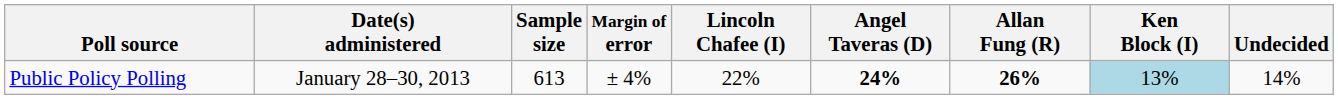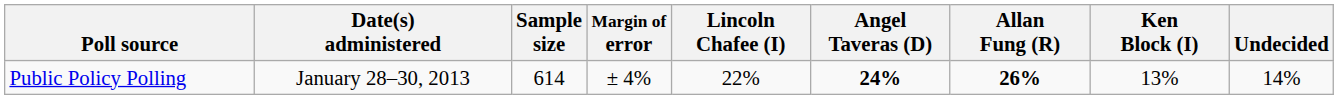(549, 77) 613 -> (549, 77) 614
(1160, 77) lightblue background -> (1160, 77) no background
